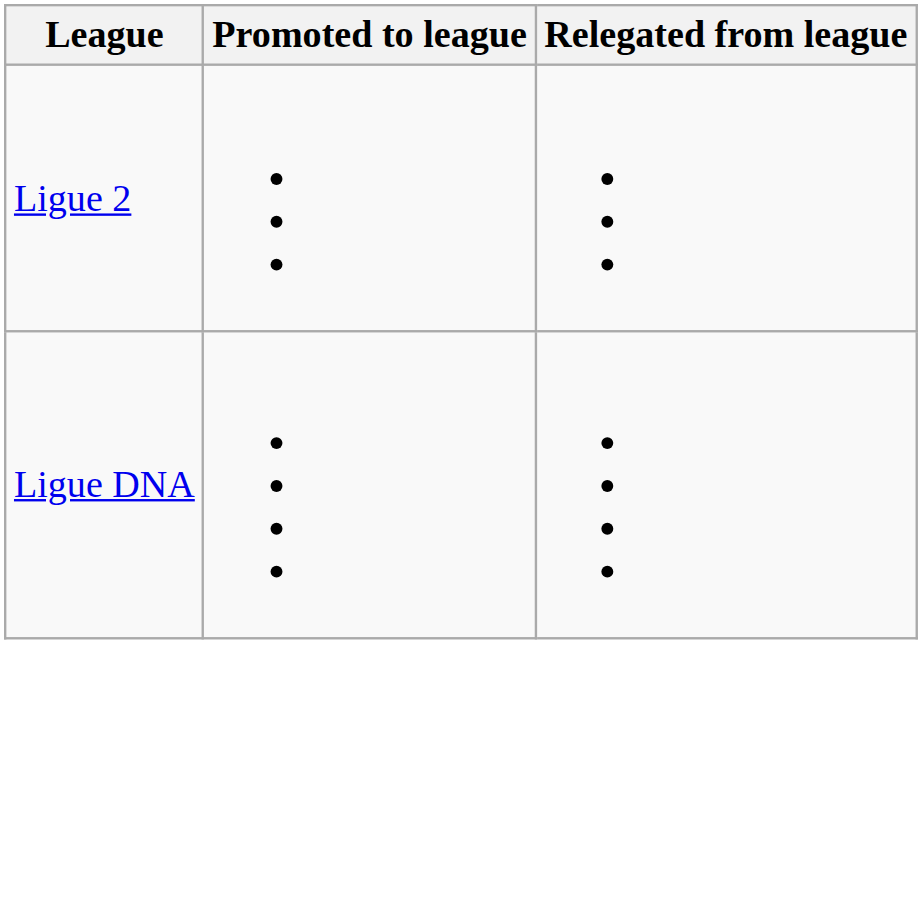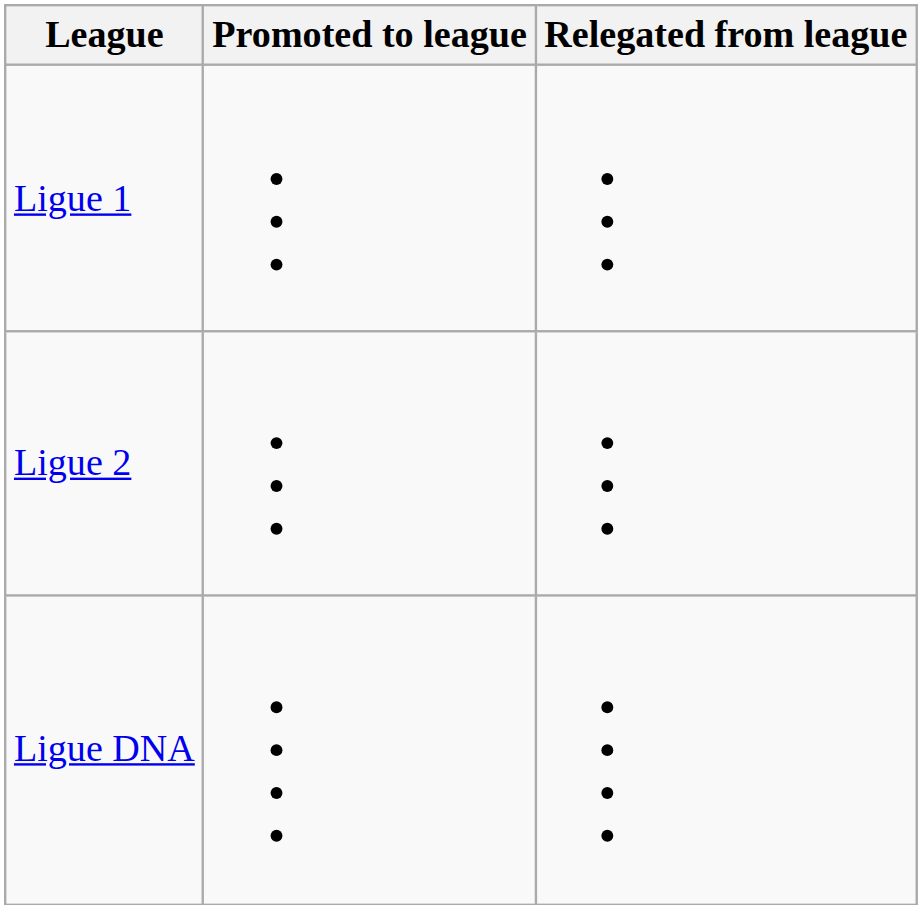+ row: (73, 197)
